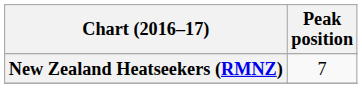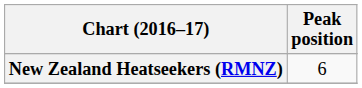(322, 68) 7 -> (322, 68) 6
